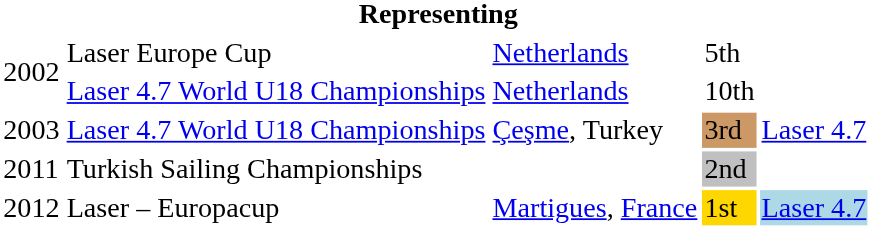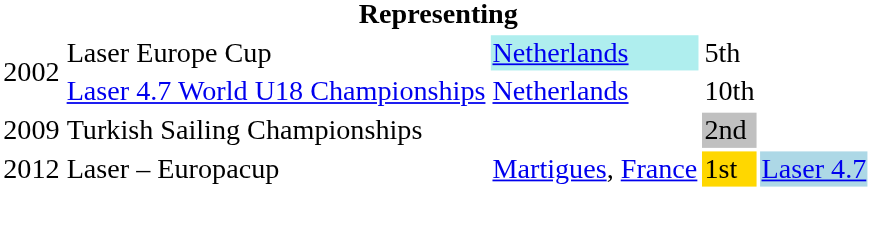(561, 52) no background -> (561, 52) paleturquoise background
- row: (723, 129)
(31, 168) 2011 -> (31, 129) 2009
